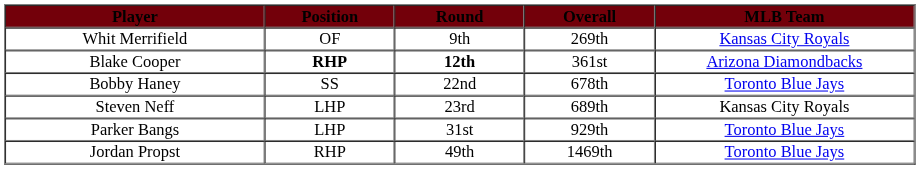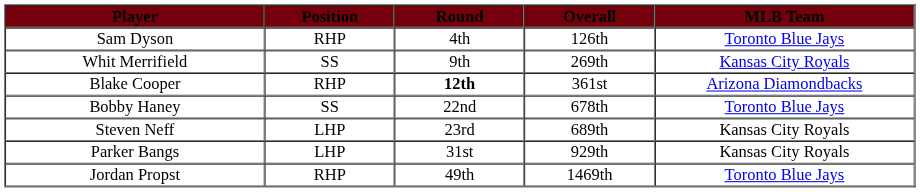+ row: (135, 39)
(330, 39) OF -> (330, 61) SS
(330, 61) bold -> (330, 84) normal
(784, 129) Toronto Blue Jays -> (784, 152) Kansas City Royals
